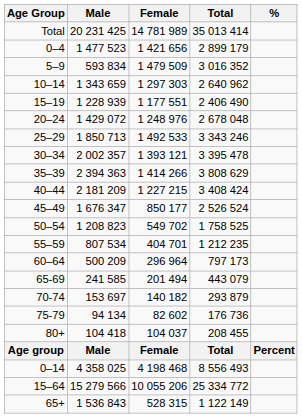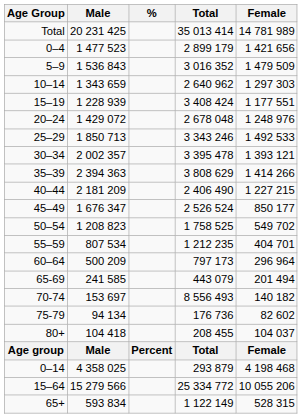columns swapped: (159, 13) <-> (274, 13)
(106, 66) 593 834 -> (101, 66) 1 536 843
(224, 102) 2 406 490 -> (209, 102) 3 408 424
(224, 191) 3 408 424 -> (209, 191) 2 406 490
(228, 297) 293 879 -> (209, 297) 8 556 493
(224, 368) 8 556 493 -> (213, 368) 293 879
(101, 404) 1 536 843 -> (106, 404) 593 834
